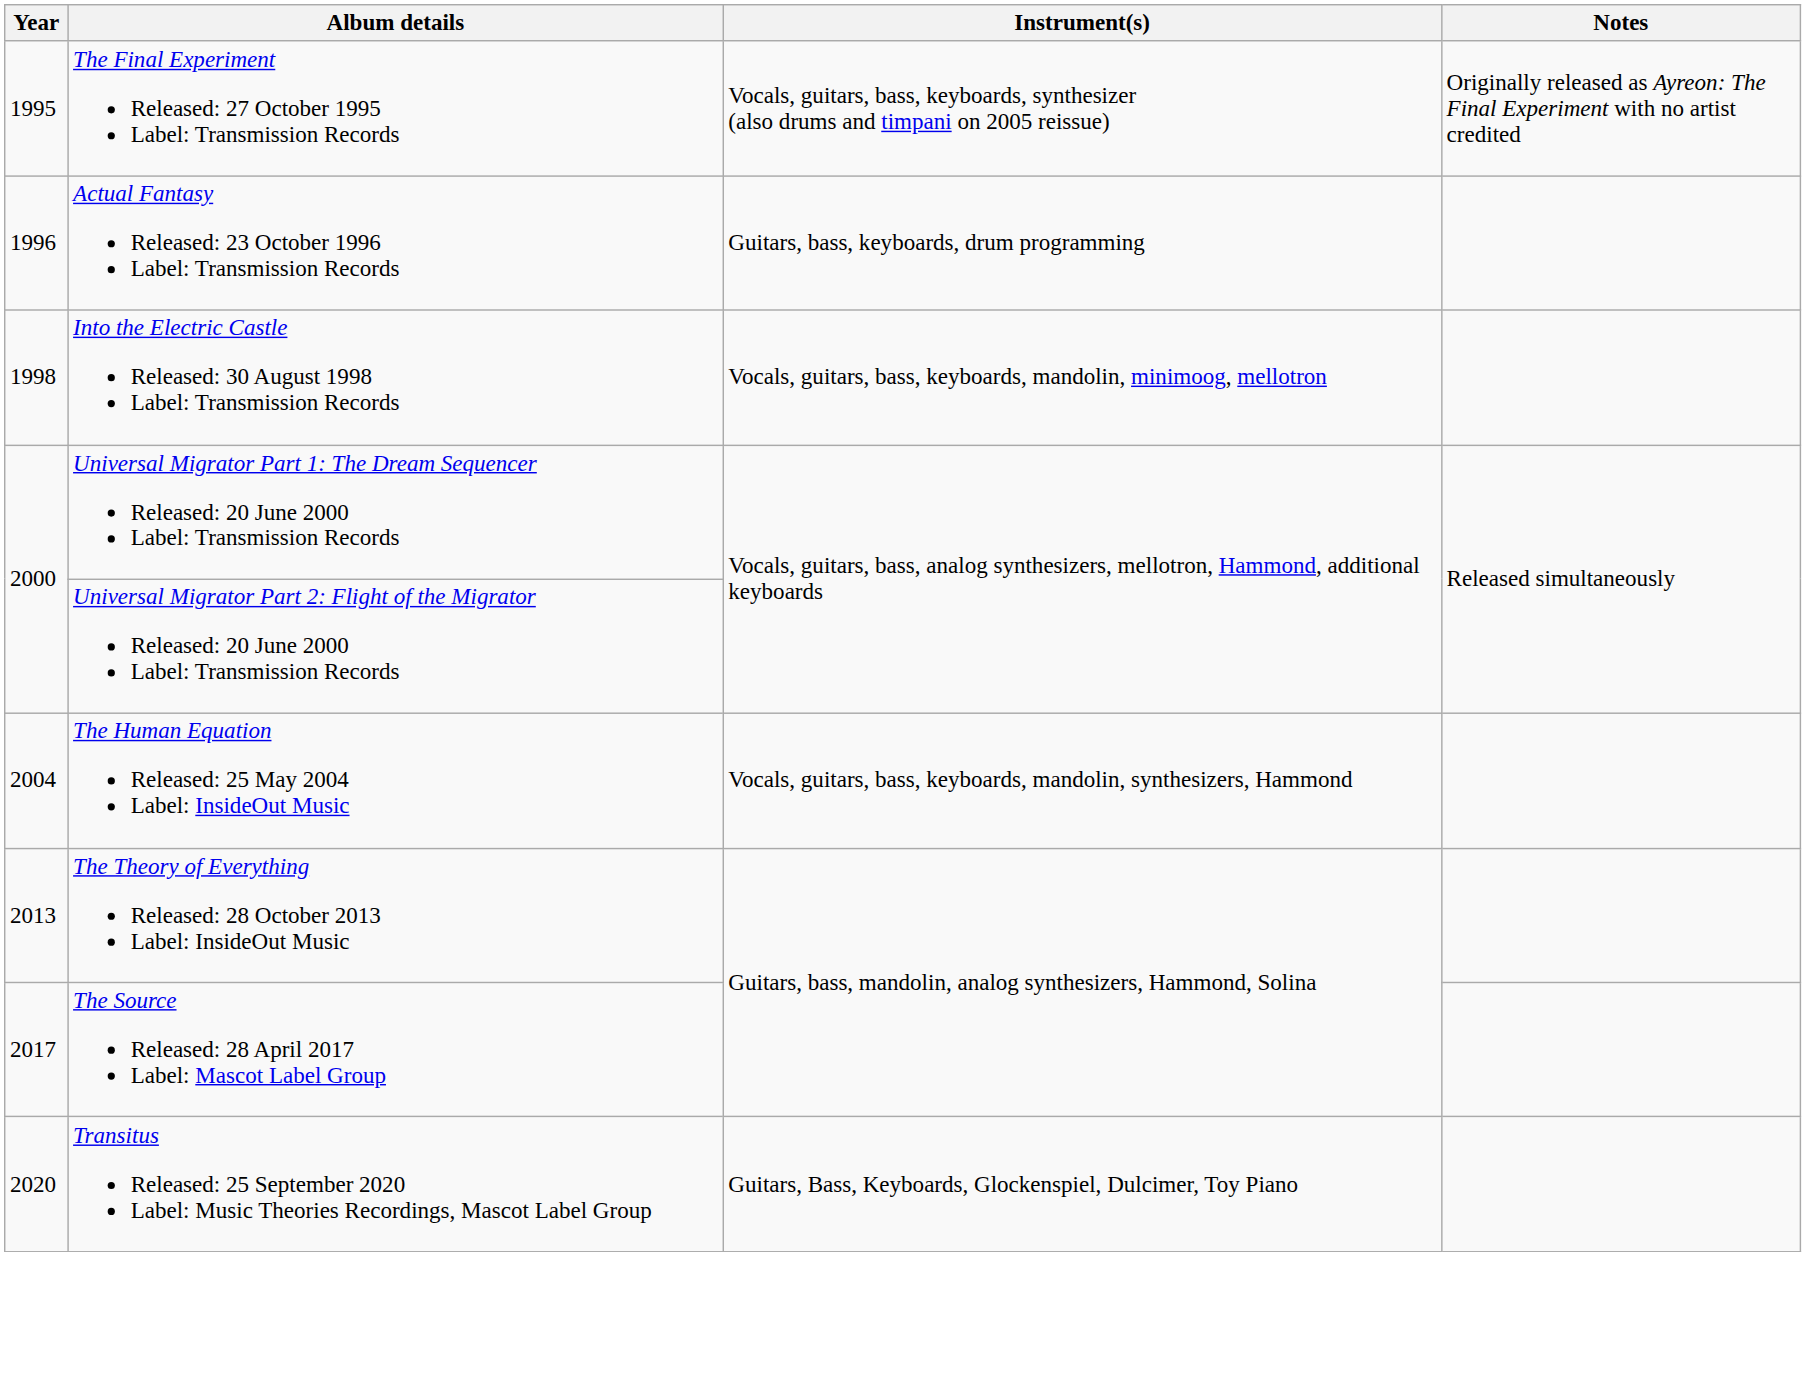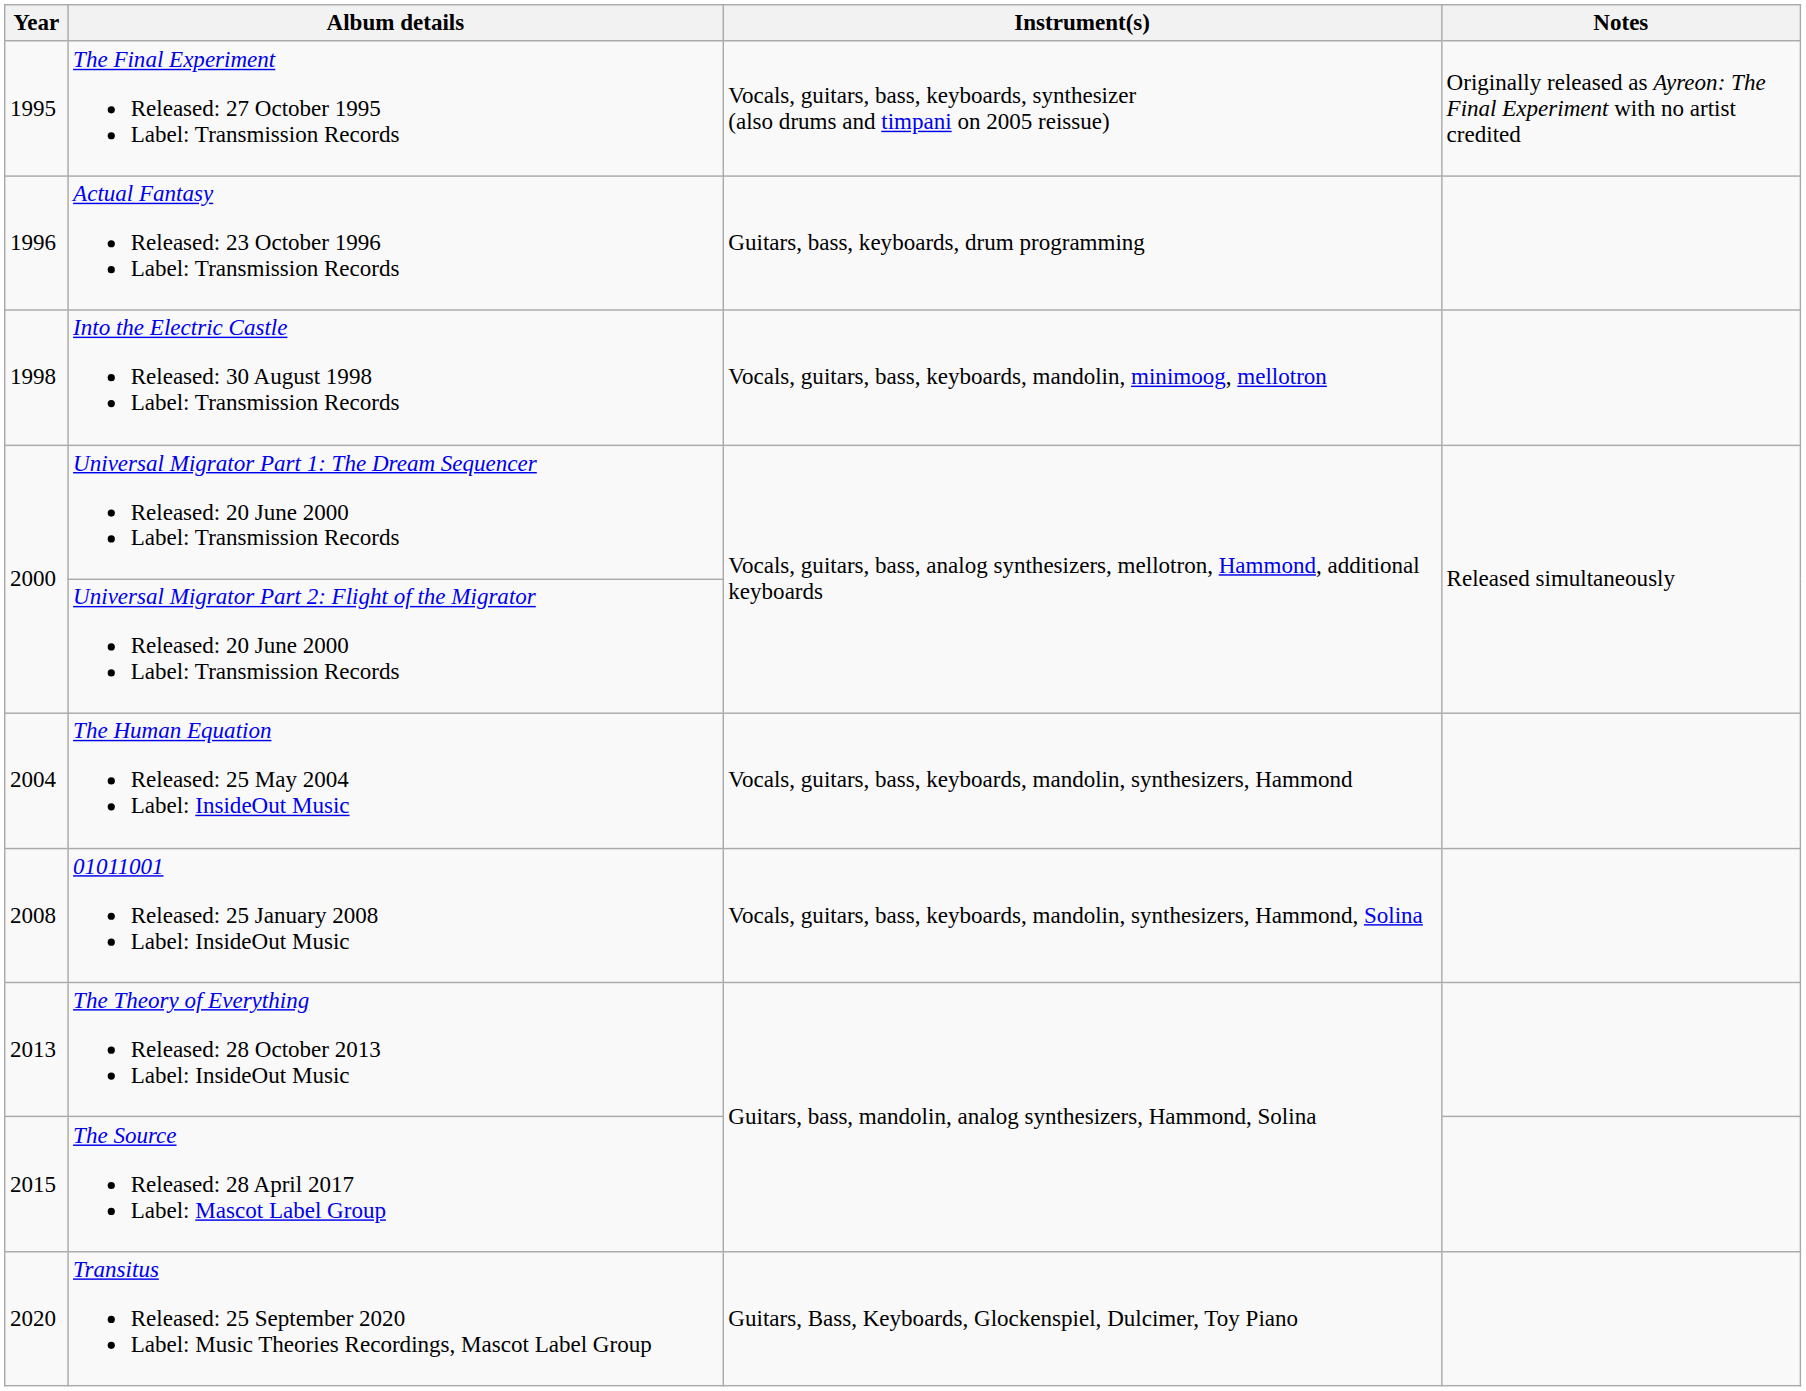+ row: (395, 904)
(33, 1049) 2017 -> (33, 1183) 2015
